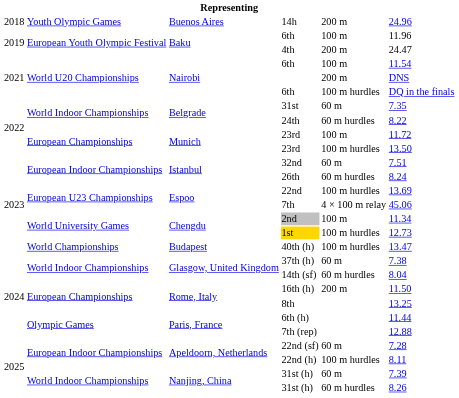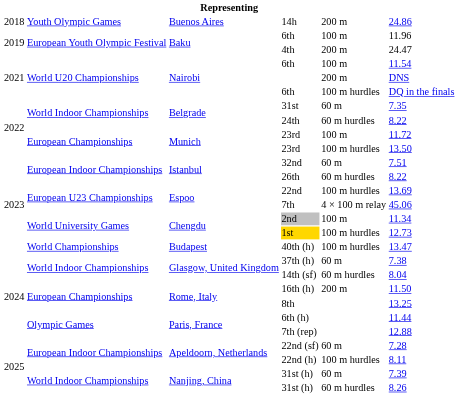(400, 21) 24.96 -> (400, 21) 24.86
(398, 176) 8.24 -> (398, 176) 8.22
